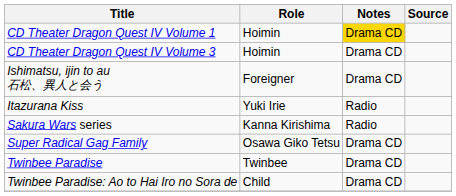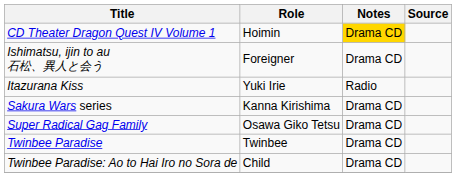- row: (111, 52)
(361, 124) Radio -> (374, 105) Drama CD
